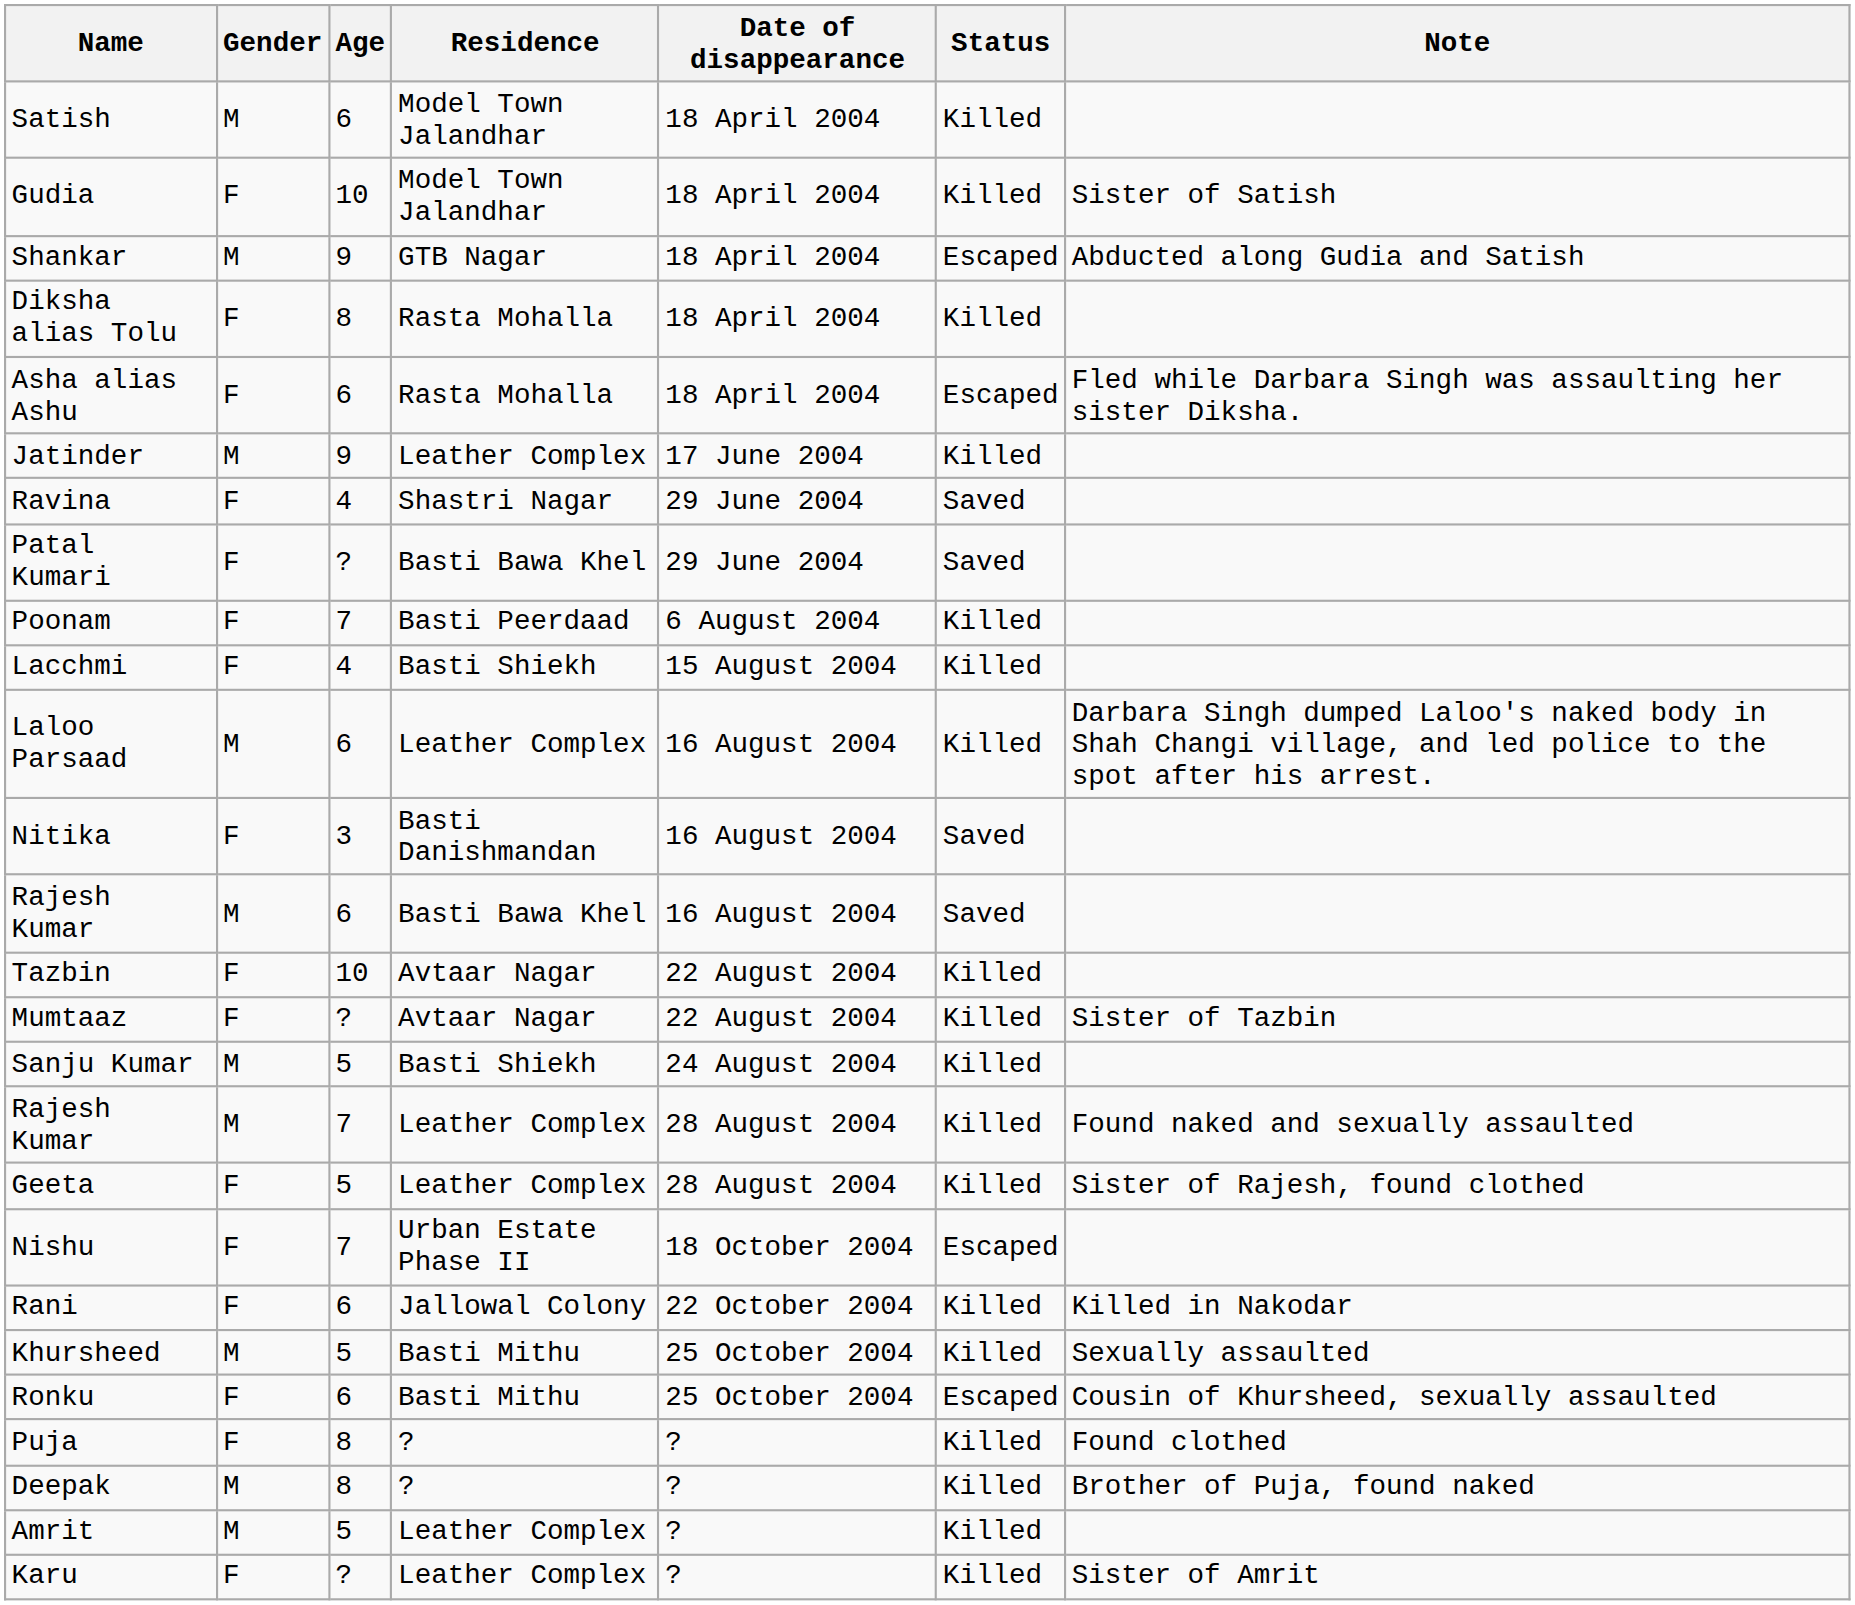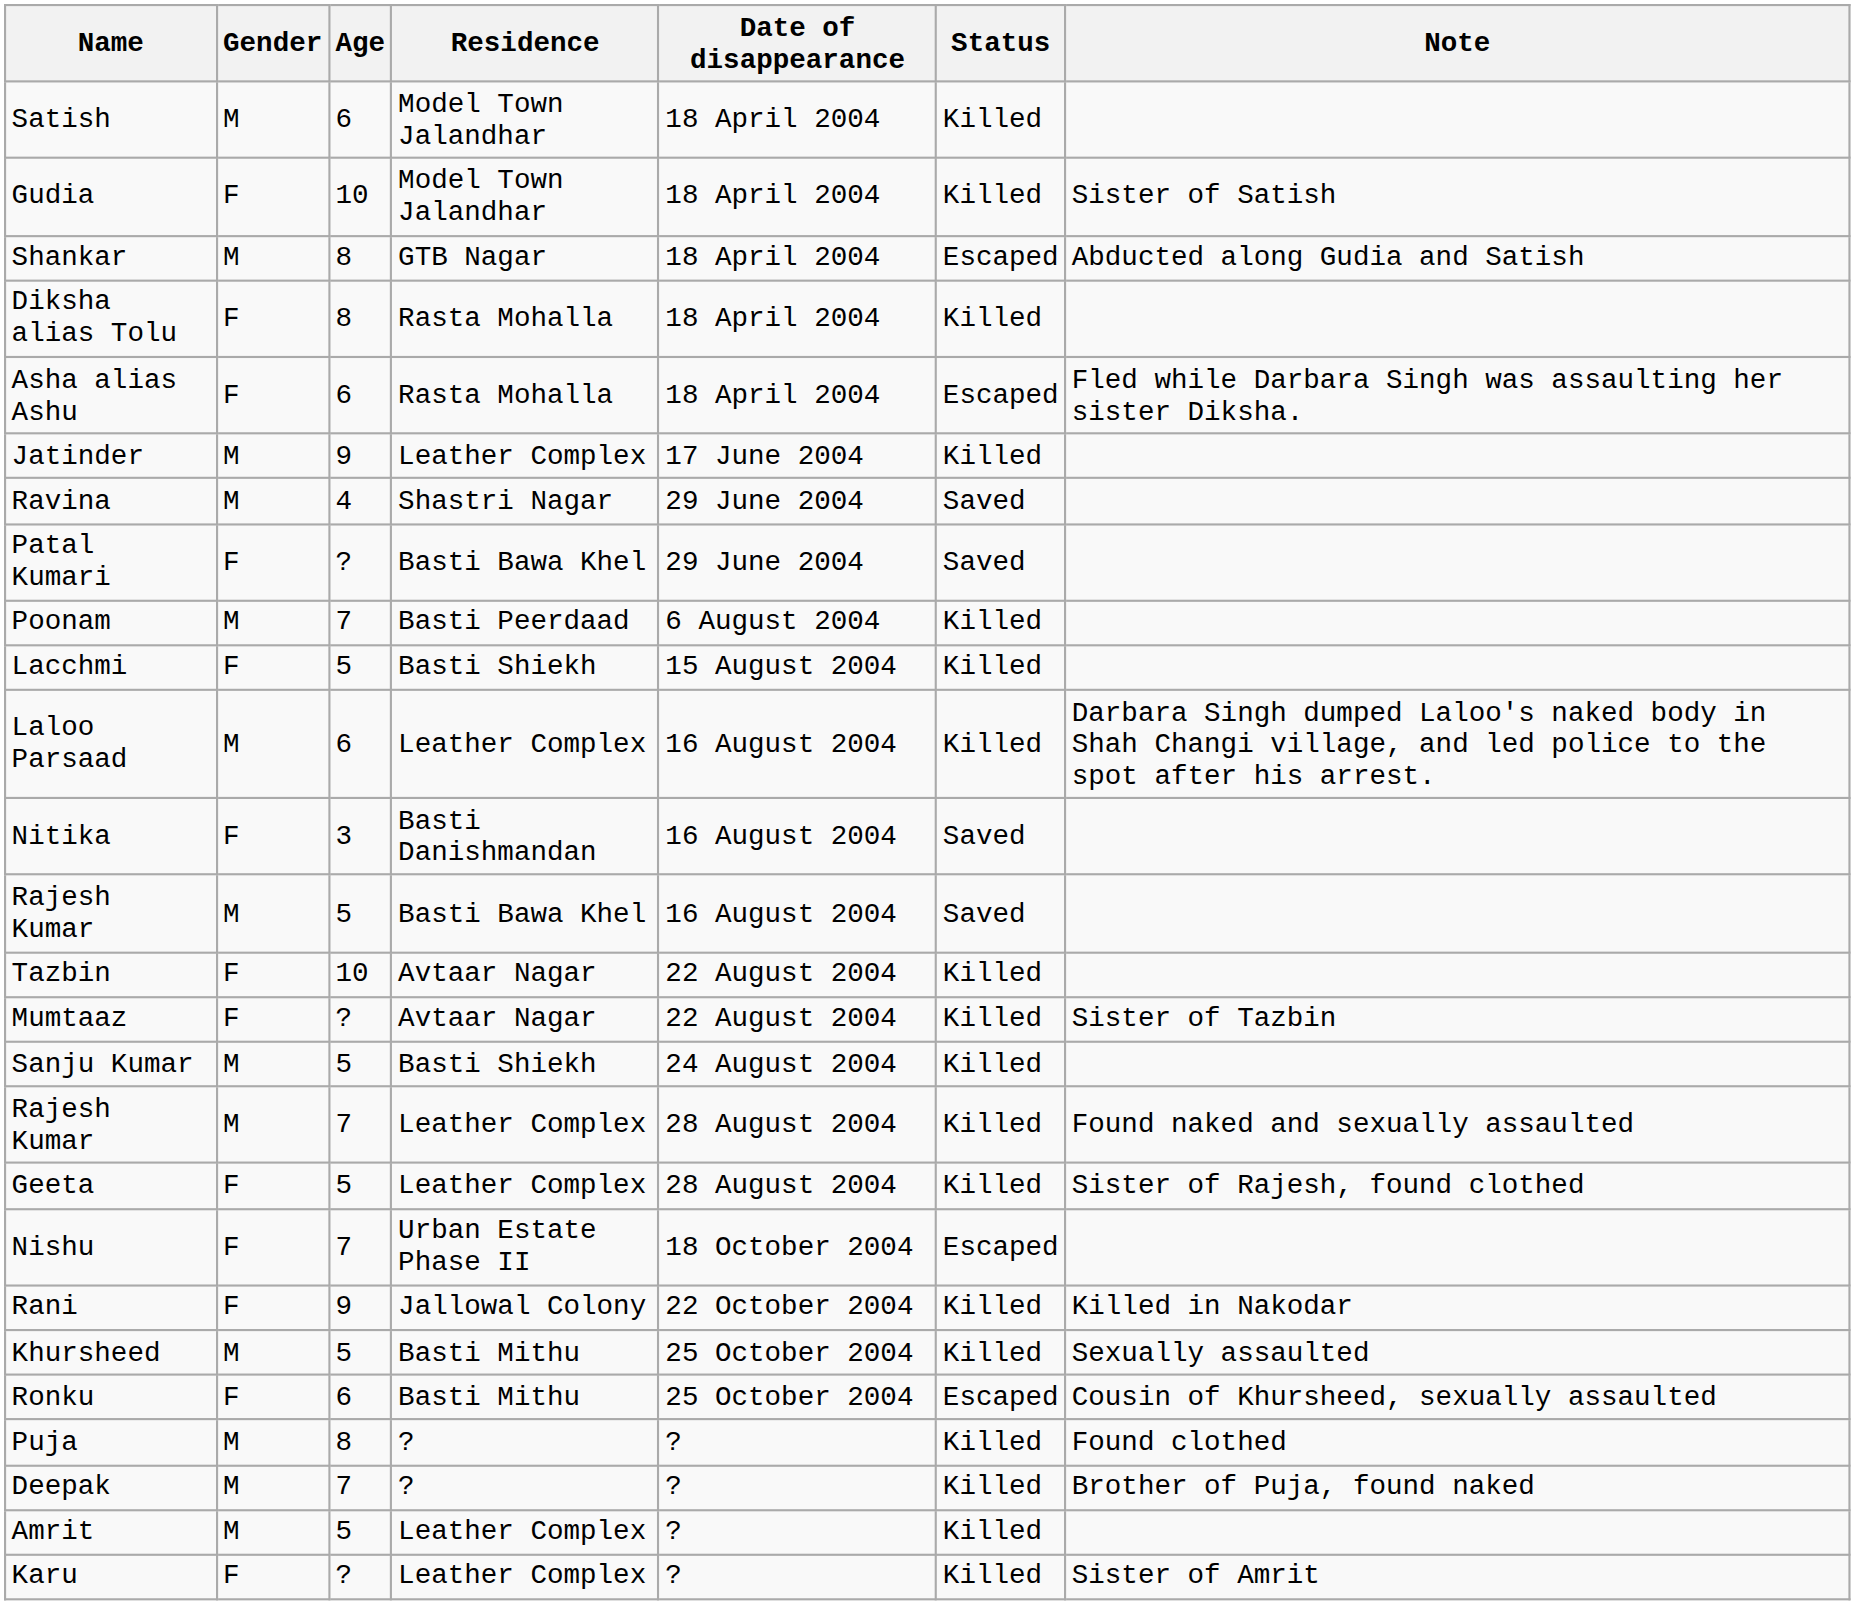(344, 258) 9 -> (344, 258) 8
(231, 501) F -> (231, 501) M
(231, 623) F -> (231, 623) M
(344, 667) 4 -> (344, 667) 5
(344, 914) 6 -> (344, 914) 5
(344, 1307) 6 -> (344, 1307) 9
(231, 1442) F -> (231, 1442) M
(344, 1487) 8 -> (344, 1487) 7
